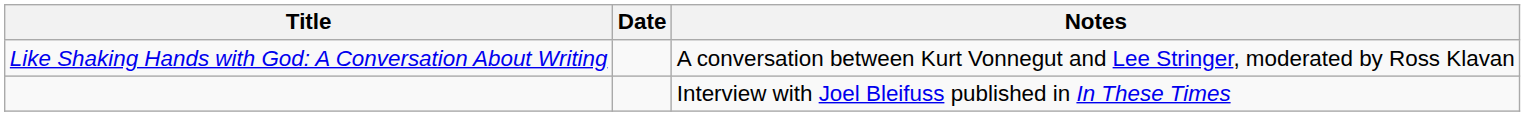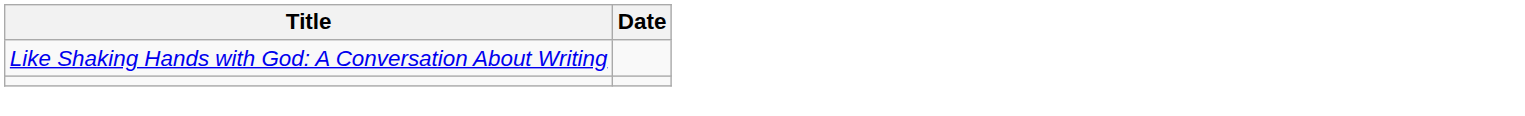- column: (1096, 22)
